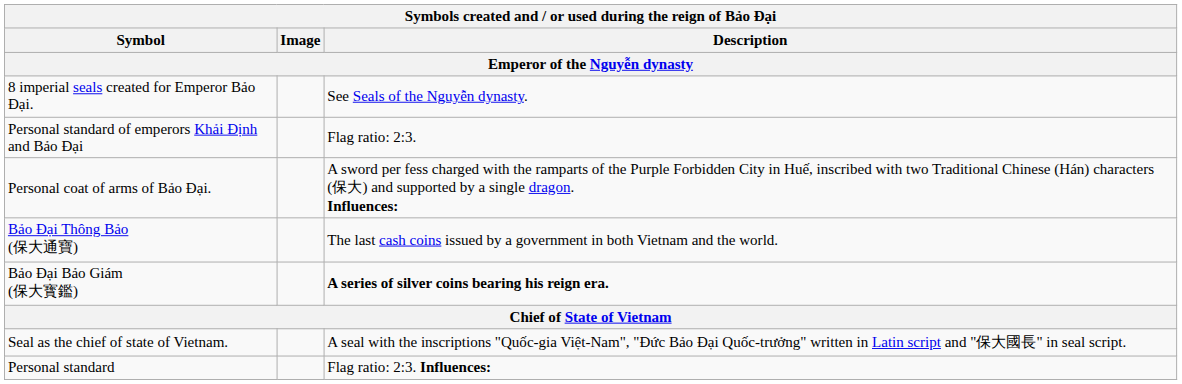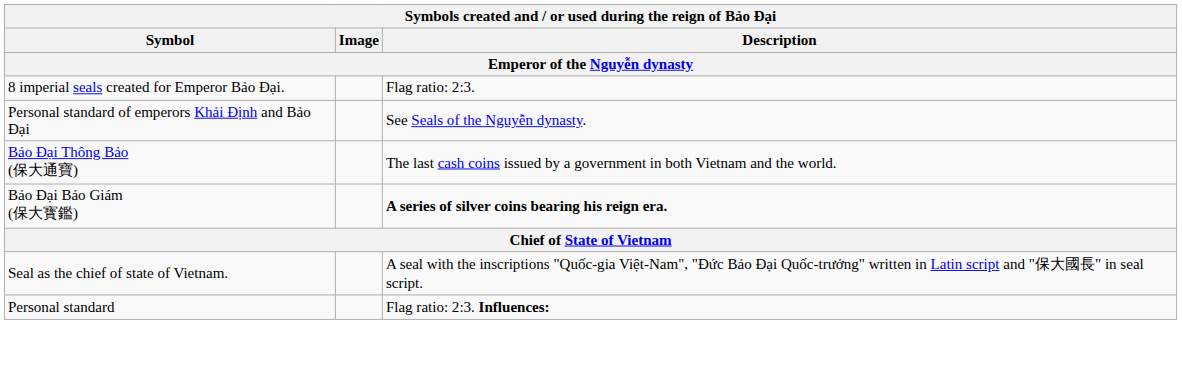(428, 96) See Seals of the Nguyễn dynasty. -> (430, 87) Flag ratio: 2:3.
(372, 137) Flag ratio: 2:3. -> (486, 120) See Seals of the Nguyễn dynasty.
- row: (110, 187)
